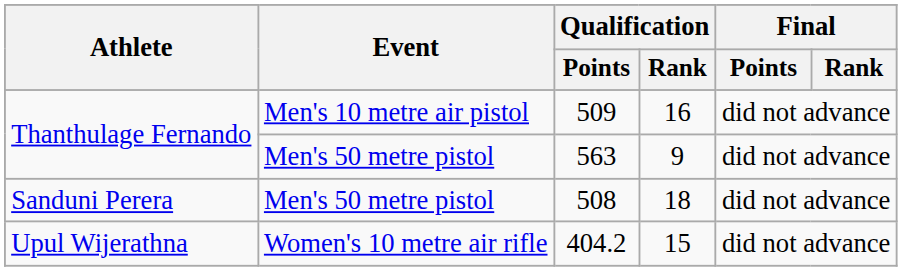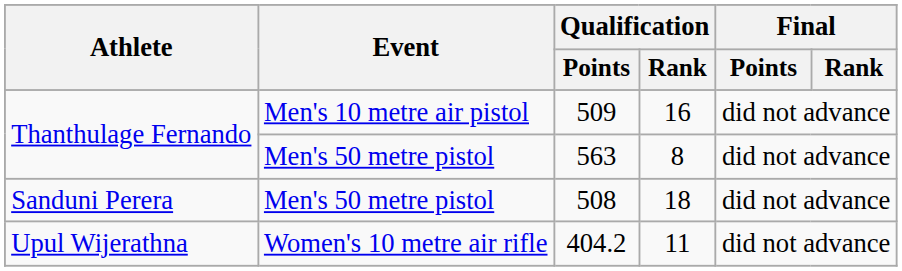(677, 156) 9 -> (677, 156) 8
(677, 244) 15 -> (677, 244) 11
